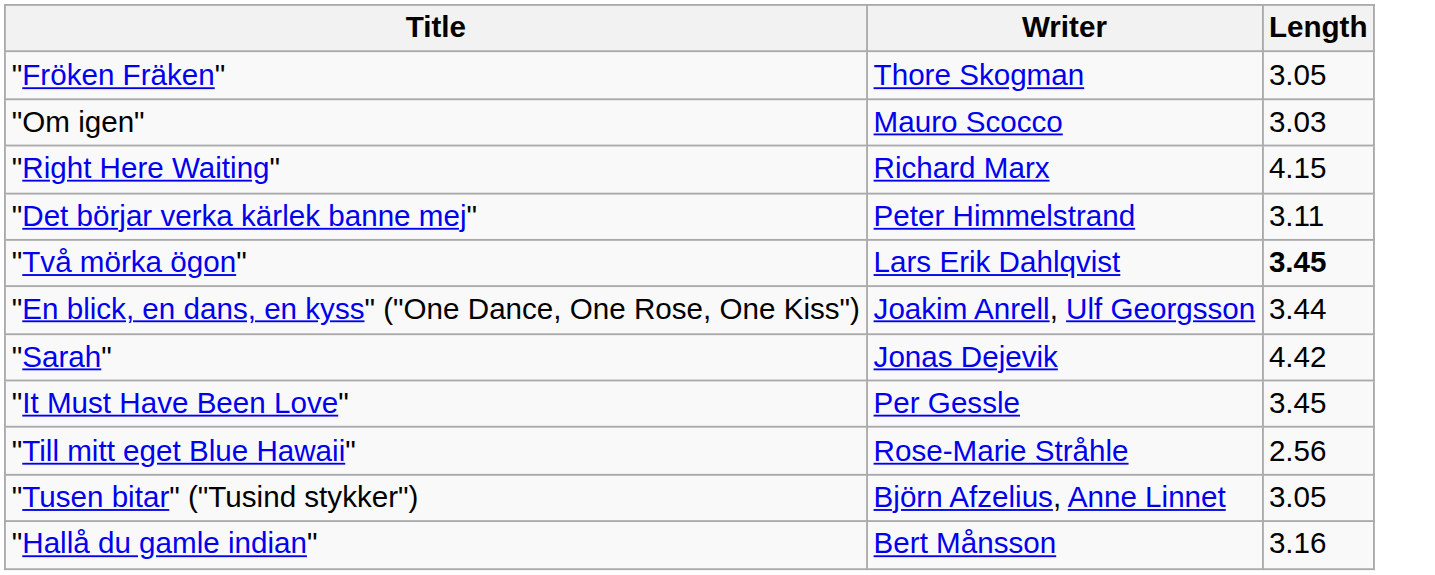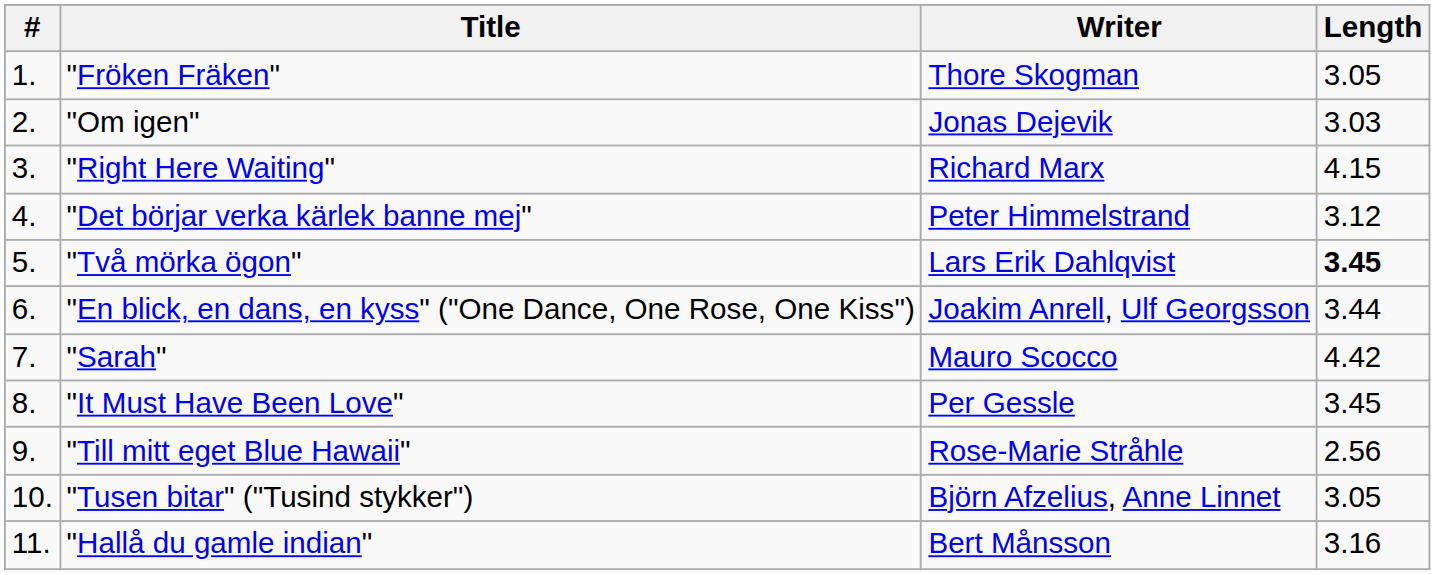+ column: (32, 27)
(968, 121) Mauro Scocco -> (1021, 121) Jonas Dejevik
(1297, 215) 3.11 -> (1353, 215) 3.12
(966, 356) Jonas Dejevik -> (1023, 356) Mauro Scocco
